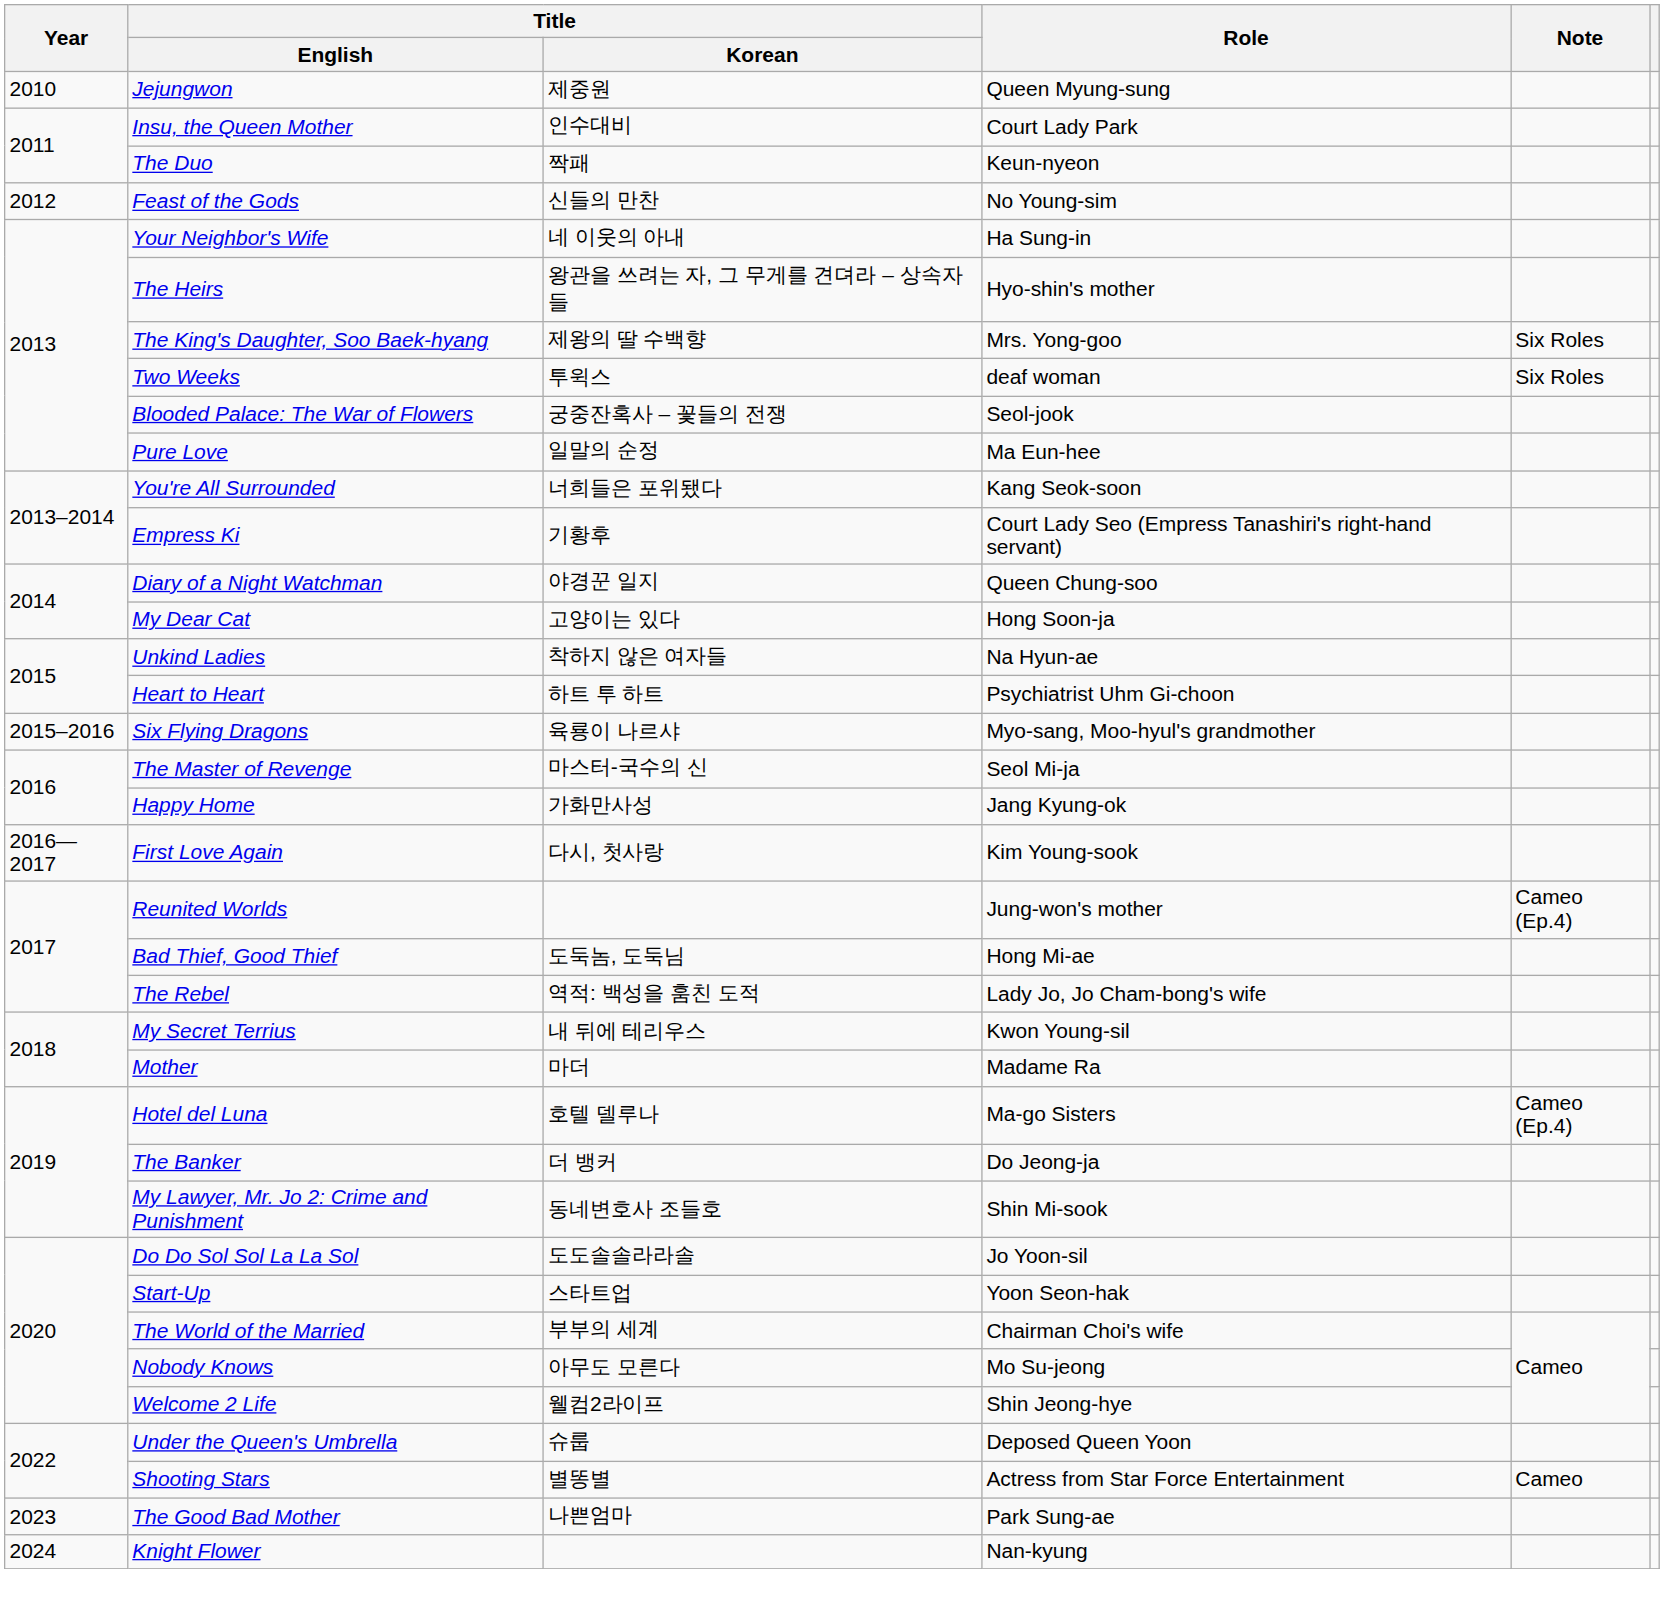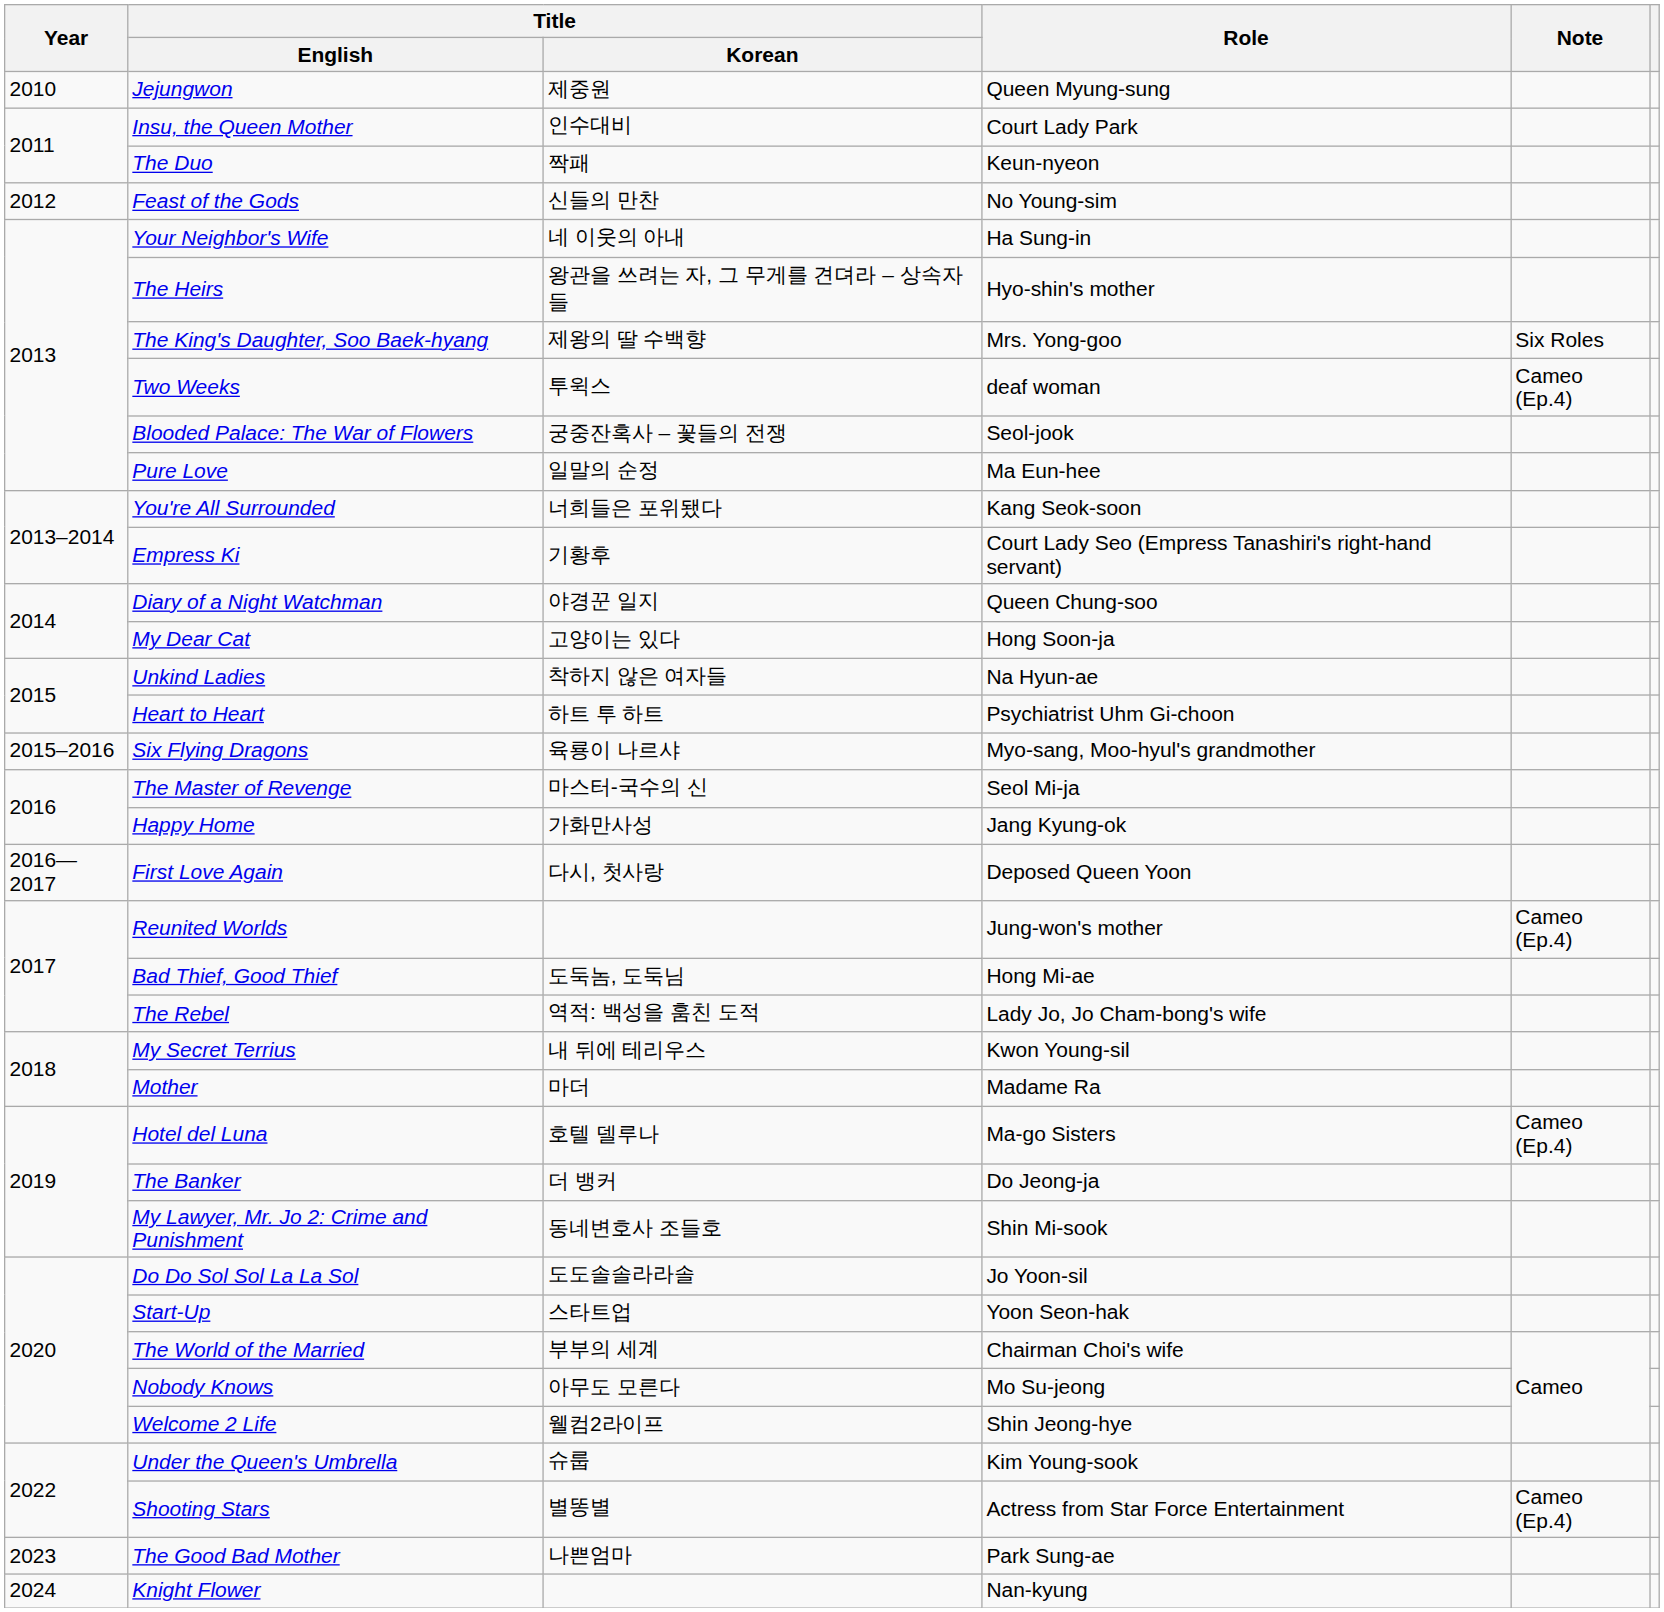(1560, 377) Six Roles -> (1549, 387) Cameo (Ep.4)
(1062, 852) Kim Young-sook -> (1089, 872) Deposed Queen Yoon
(1089, 1441) Deposed Queen Yoon -> (1062, 1461) Kim Young-sook
(1549, 1479) Cameo -> (1549, 1508) Cameo (Ep.4)
